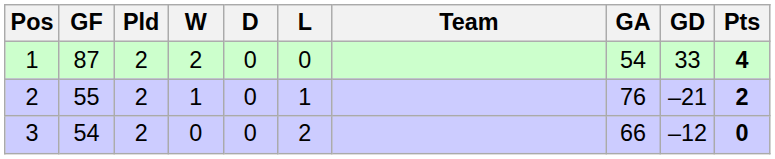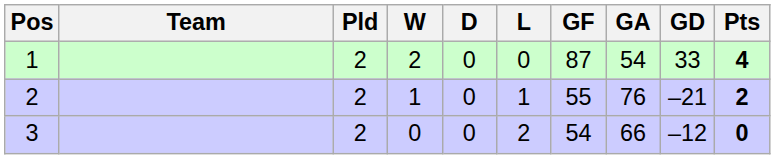columns swapped: (469, 23) <-> (87, 23)
